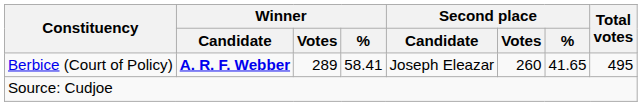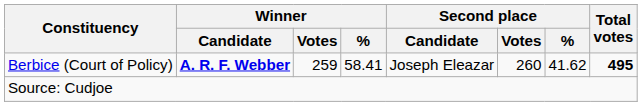(325, 64) 289 -> (325, 64) 259
(567, 64) 41.65 -> (567, 64) 41.62
(621, 64) normal -> (621, 64) bold
